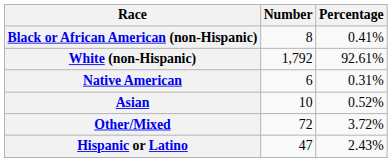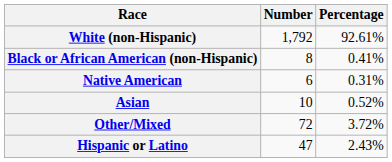rows swapped: (132, 59) <-> (132, 37)
